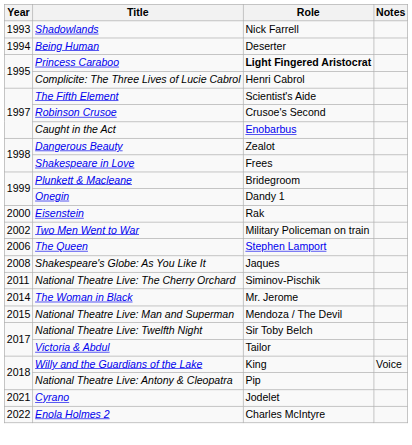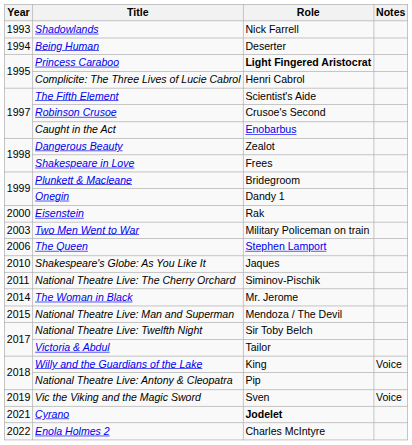(19, 230) 2002 -> (19, 230) 2003
(19, 264) 2008 -> (19, 264) 2010
+ row: (118, 398)
(262, 398) normal -> (264, 414) bold
